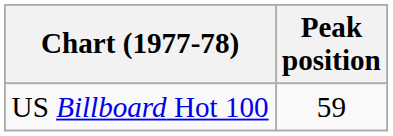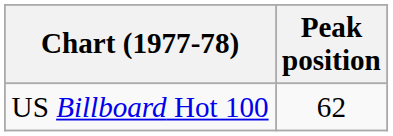(331, 106) 59 -> (331, 106) 62
